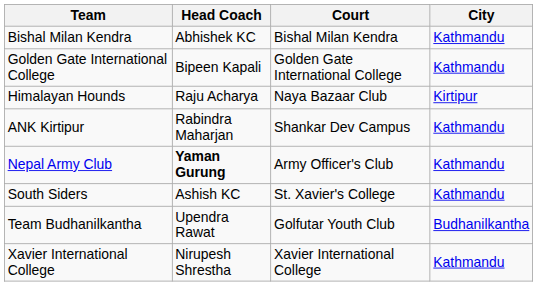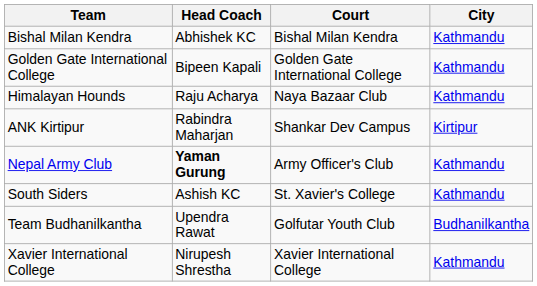(455, 97) Kirtipur -> (469, 97) Kathmandu
(469, 127) Kathmandu -> (455, 127) Kirtipur
